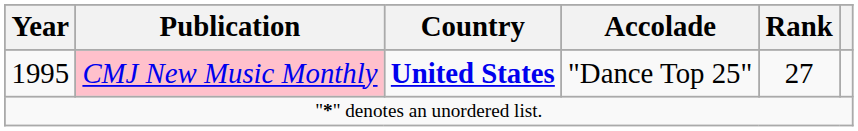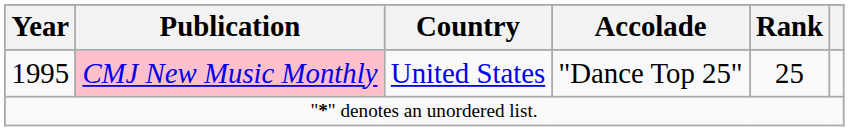(473, 73) bold -> (468, 73) normal
(799, 73) 27 -> (790, 73) 25
